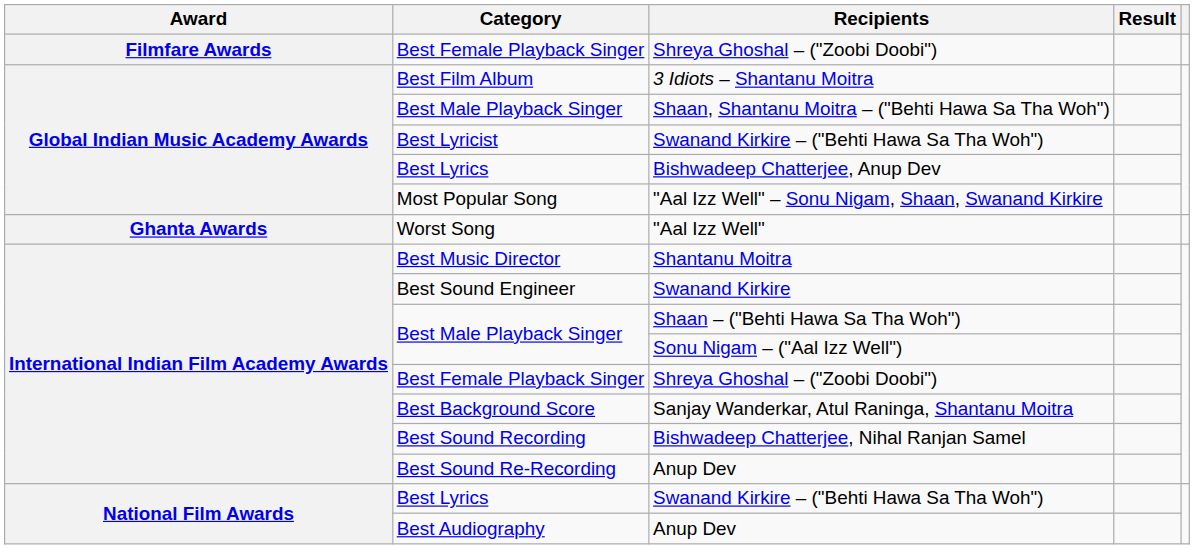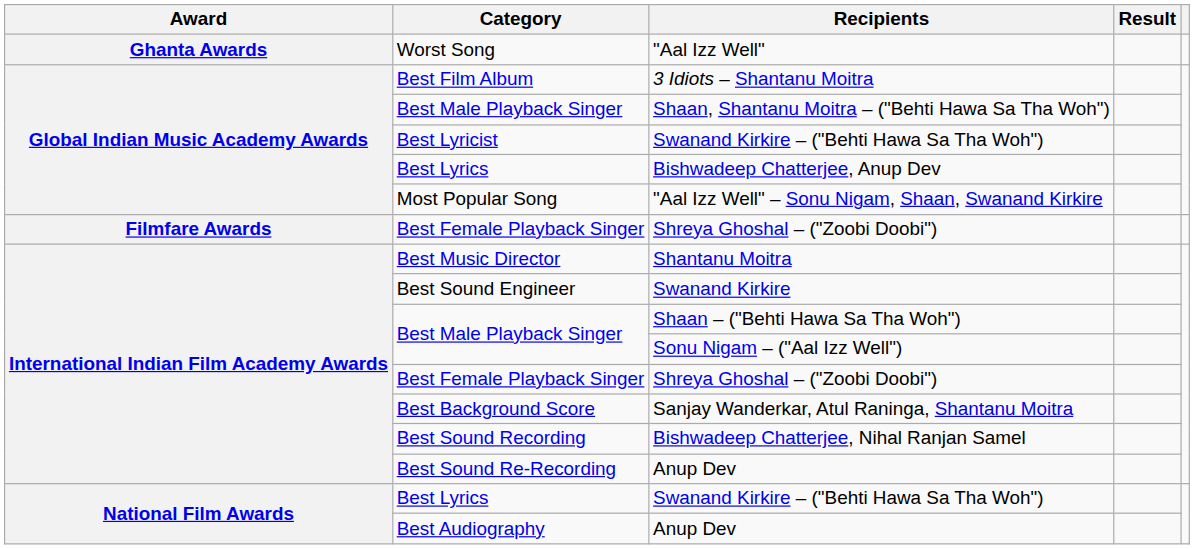rows swapped: (198, 49) <-> (198, 229)
